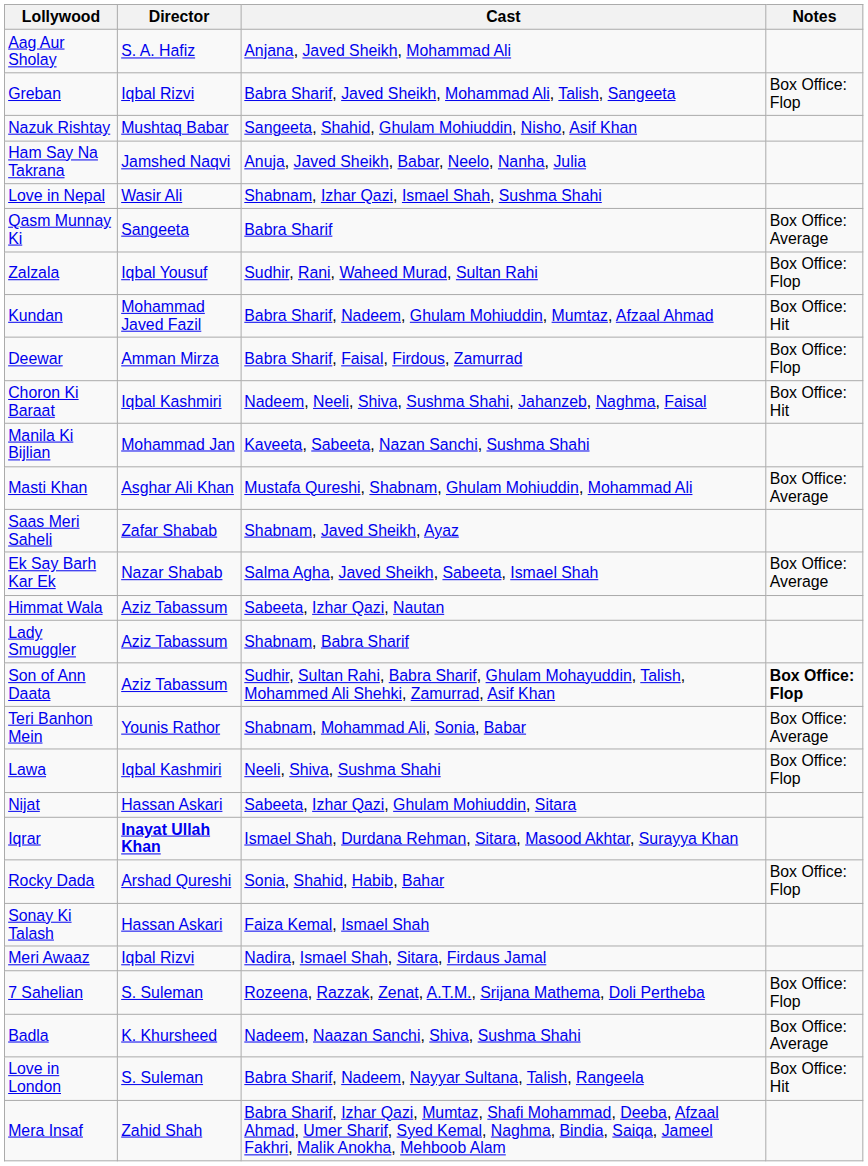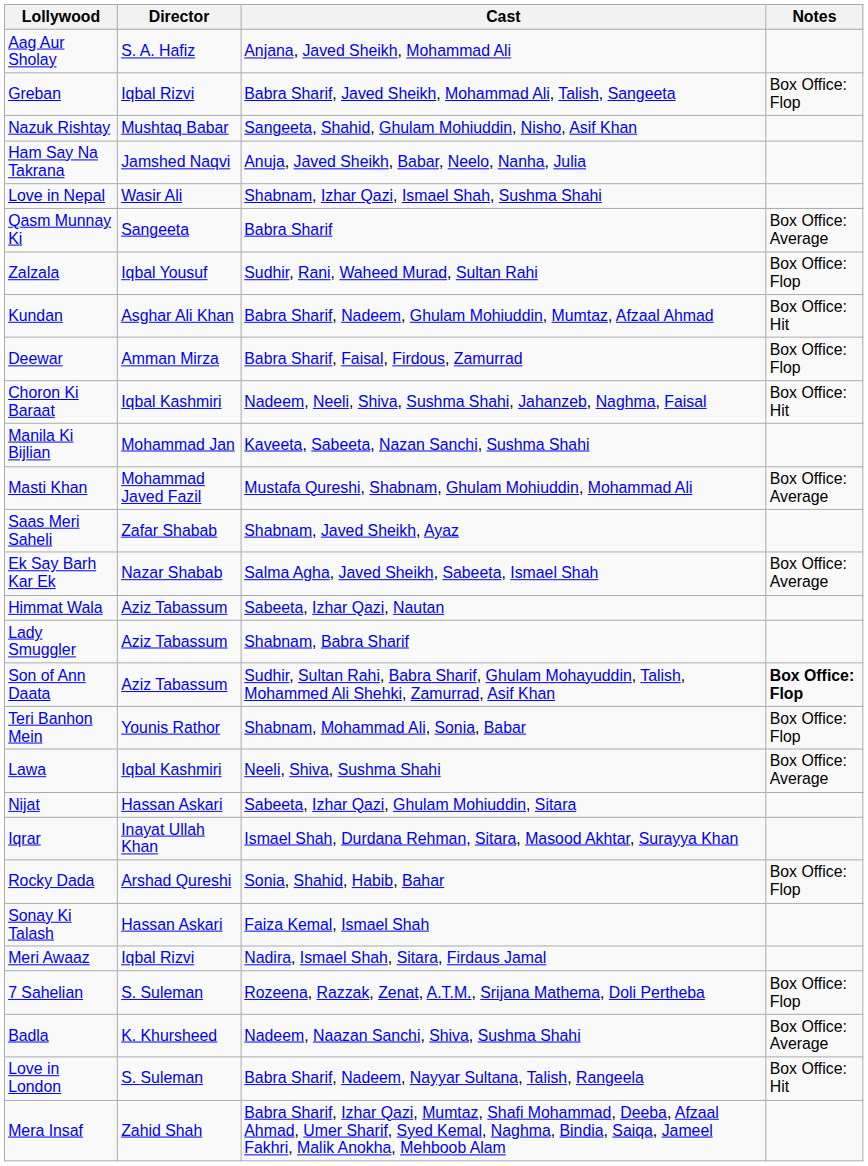(163, 316) Mohammad Javed Fazil -> (178, 316) Asghar Ali Khan
(178, 487) Asghar Ali Khan -> (163, 487) Mohammad Javed Fazil
(808, 727) Box Office: Average -> (808, 727) Box Office: Flop
(808, 770) Box Office: Flop -> (808, 770) Box Office: Average
(166, 838) bold -> (163, 838) normal
